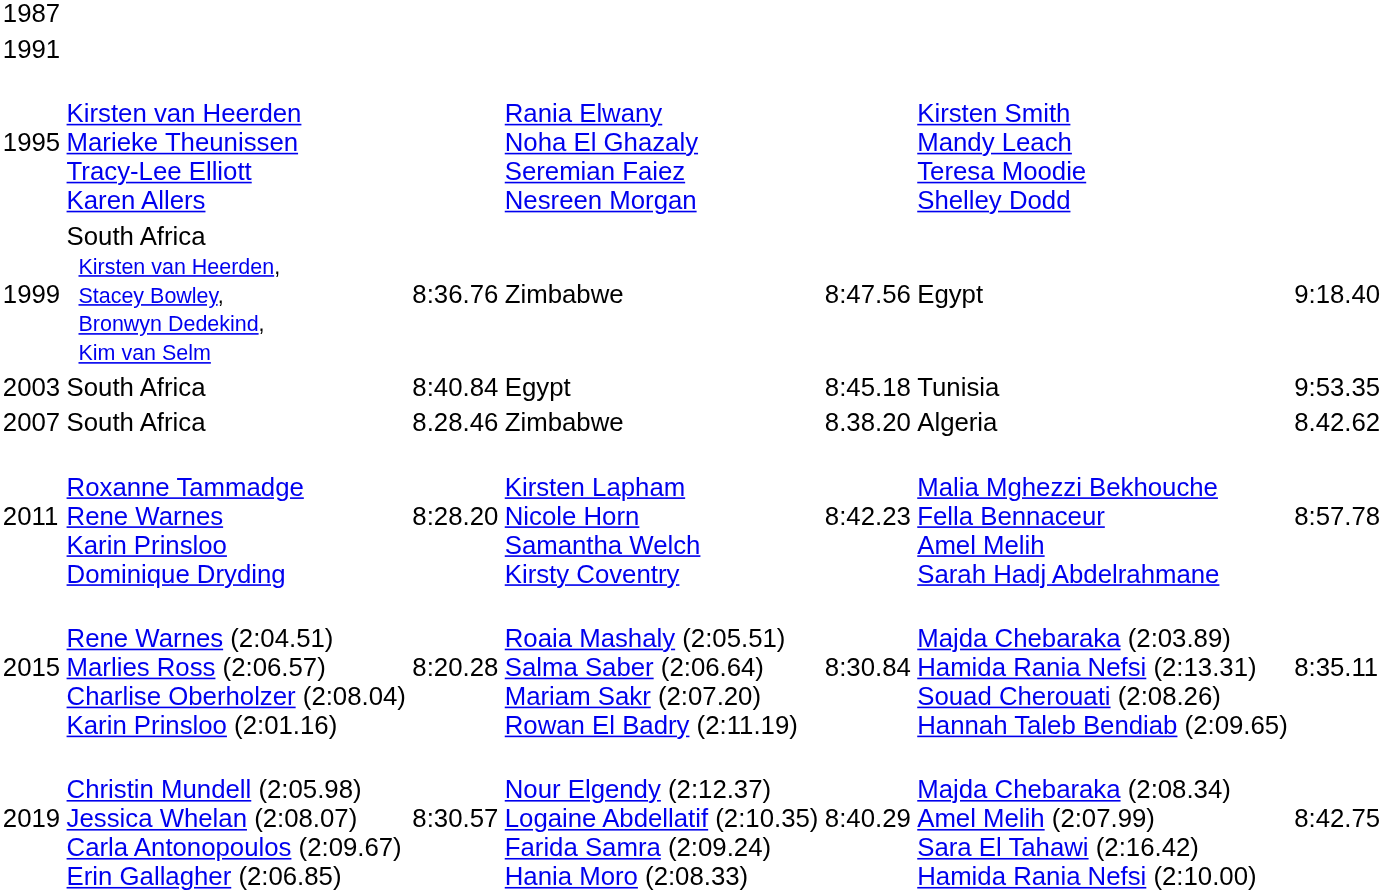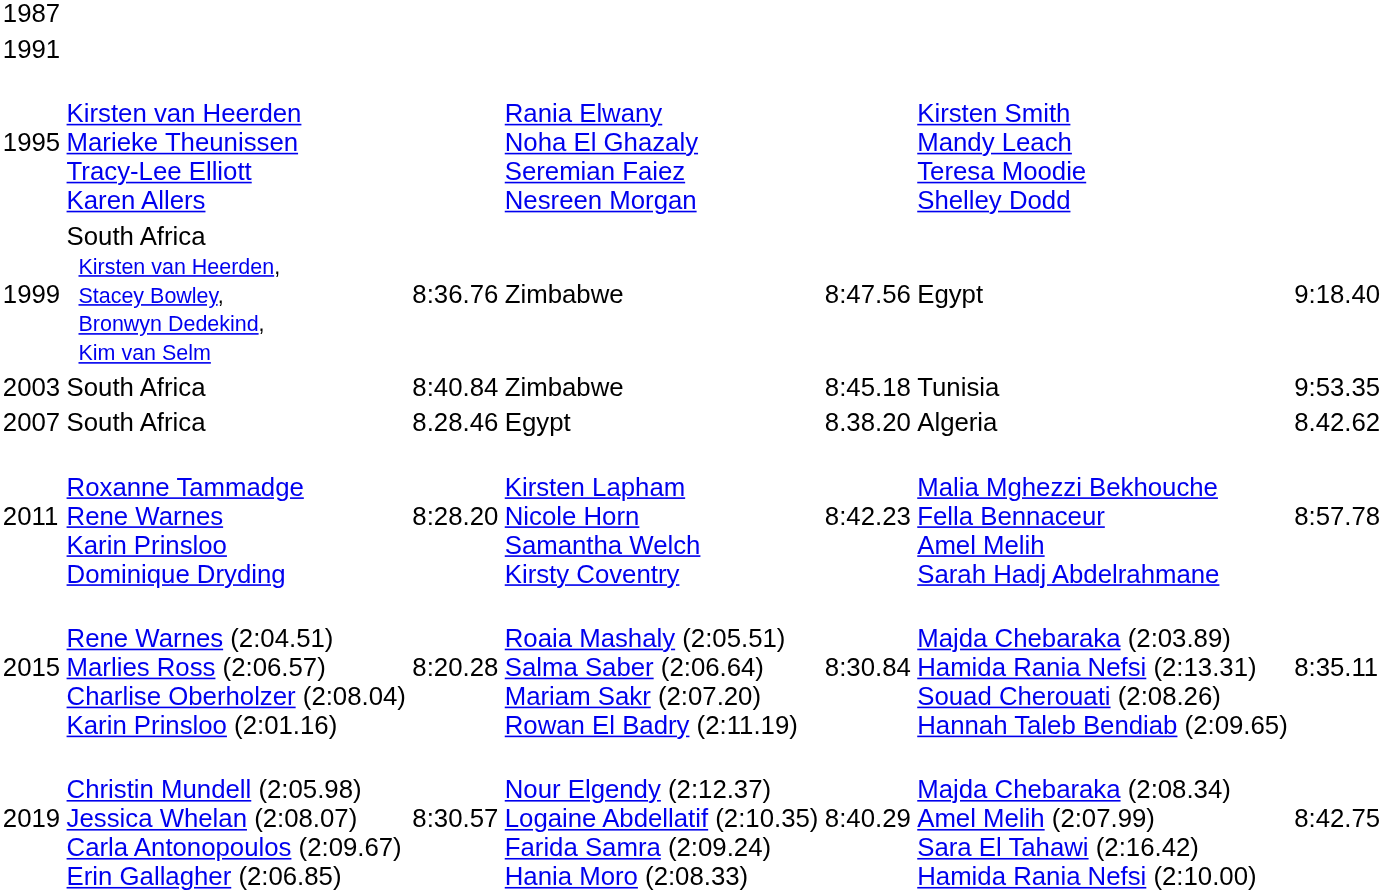(538, 387) Egypt -> (564, 387) Zimbabwe
(564, 422) Zimbabwe -> (538, 422) Egypt
